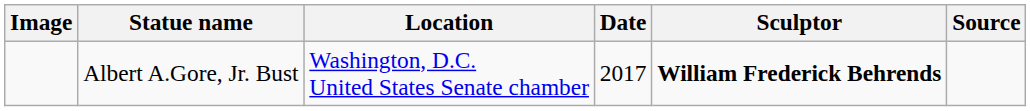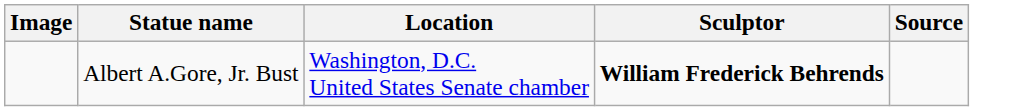- column: (623, 23)
